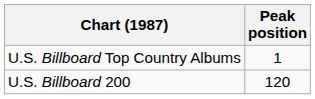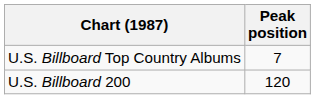(277, 57) 1 -> (277, 57) 7
